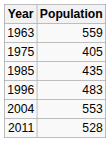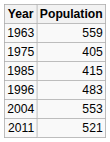(93, 71) 435 -> (93, 71) 415
(93, 128) 528 -> (93, 128) 521
